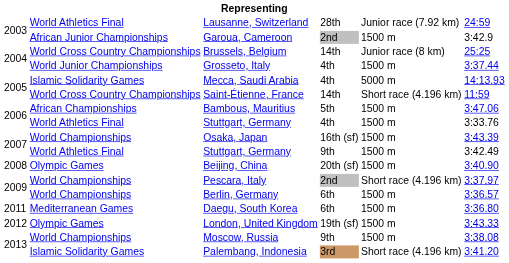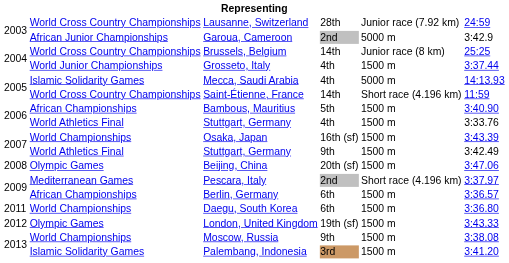(77, 23) World Athletics Final -> (115, 23) World Cross Country Championships
(378, 37) 1500 m -> (378, 37) 5000 m
(482, 109) 3:47.06 -> (482, 109) 3:40.90
(482, 166) 3:40.90 -> (482, 166) 3:47.06
(80, 180) World Championships -> (81, 180) Mediterranean Games
(80, 194) World Championships -> (83, 194) African Championships
(81, 209) Mediterranean Games -> (80, 209) World Championships
(411, 252) Short race (4.196 km) -> (378, 252) 1500 m
